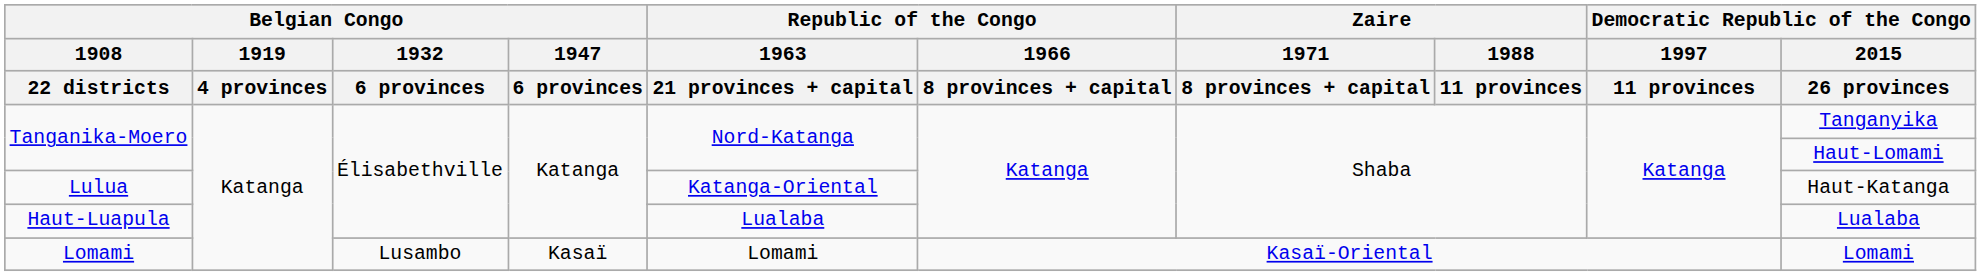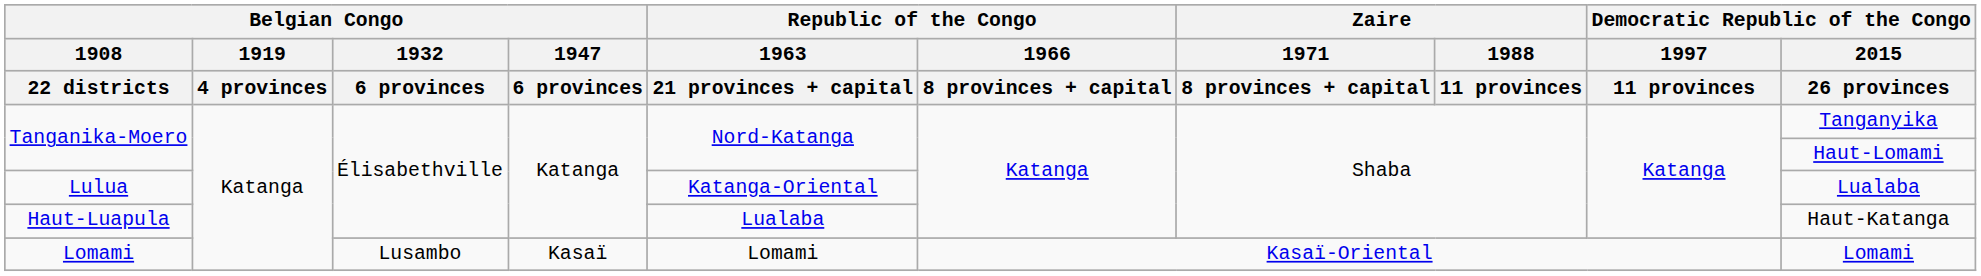(1878, 187) Haut-Katanga -> (1878, 187) Lualaba
(1878, 220) Lualaba -> (1878, 220) Haut-Katanga
